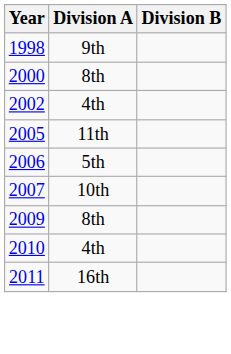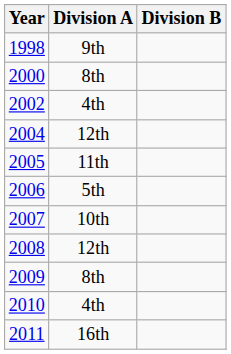+ row: (27, 133)
+ row: (27, 248)
